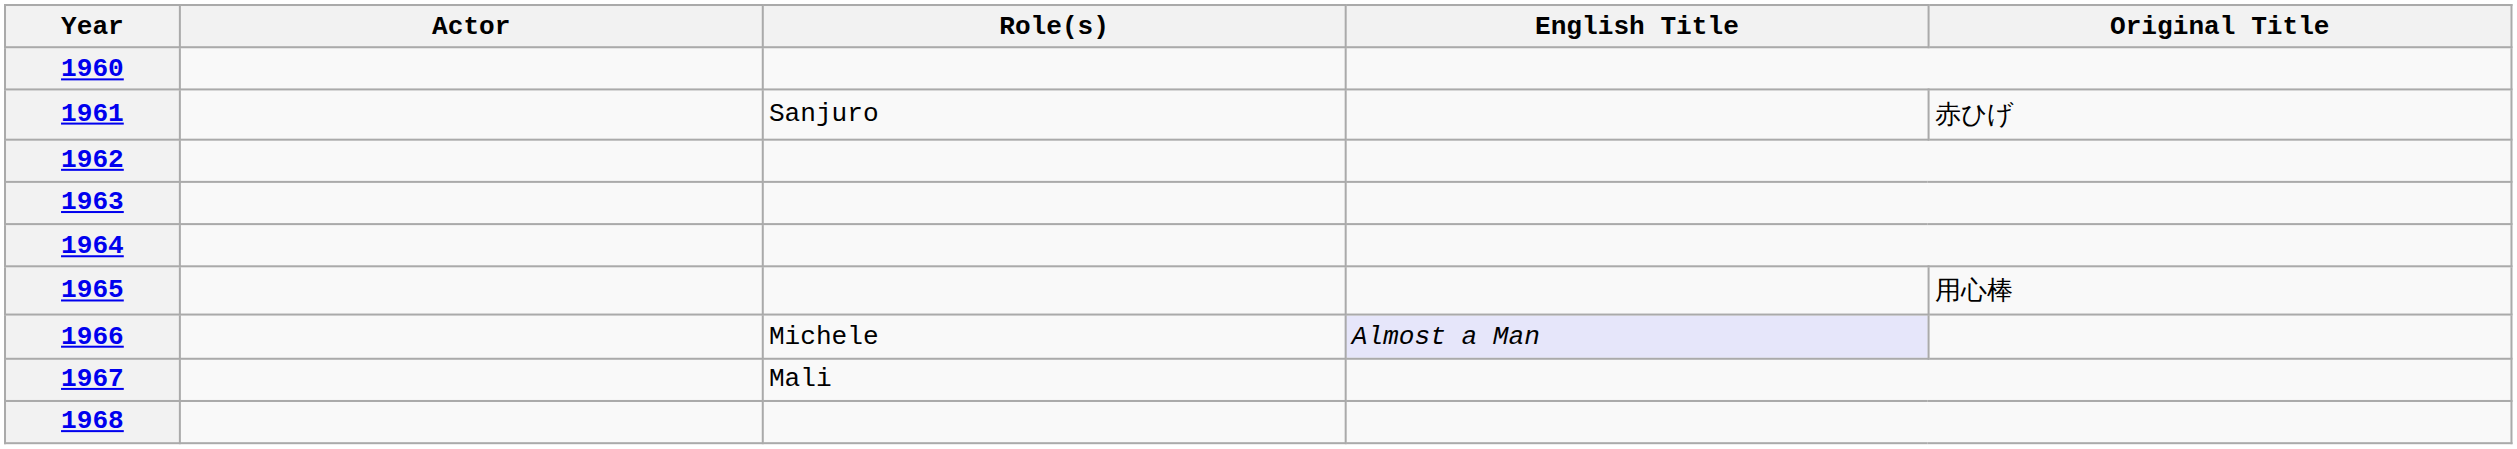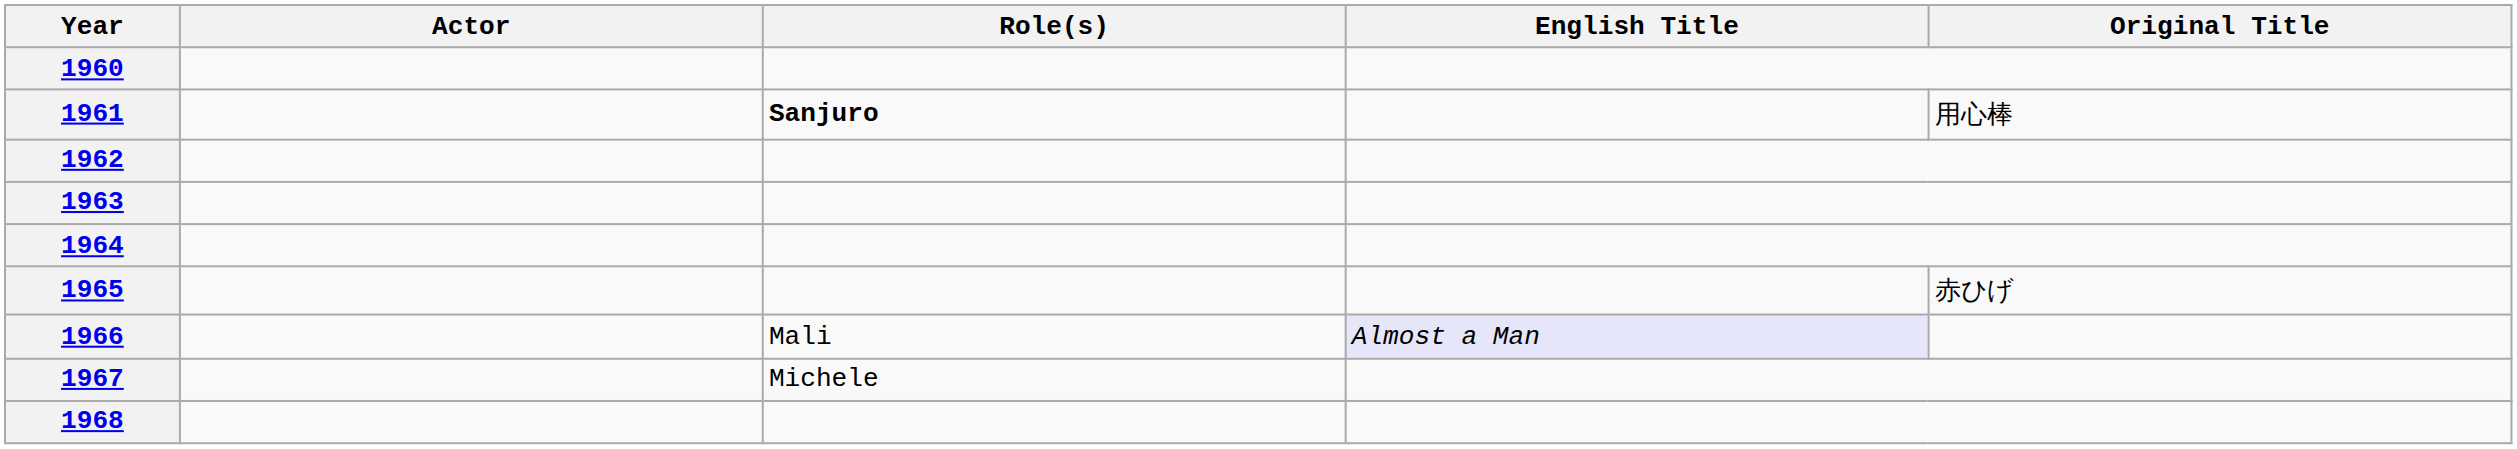(824, 114) normal -> (824, 114) bold
(1974, 115) 赤ひげ -> (1974, 115) 用心棒
(1974, 292) 用心棒 -> (1974, 292) 赤ひげ
(824, 336) Michele -> (800, 336) Mali
(800, 379) Mali -> (824, 379) Michele
